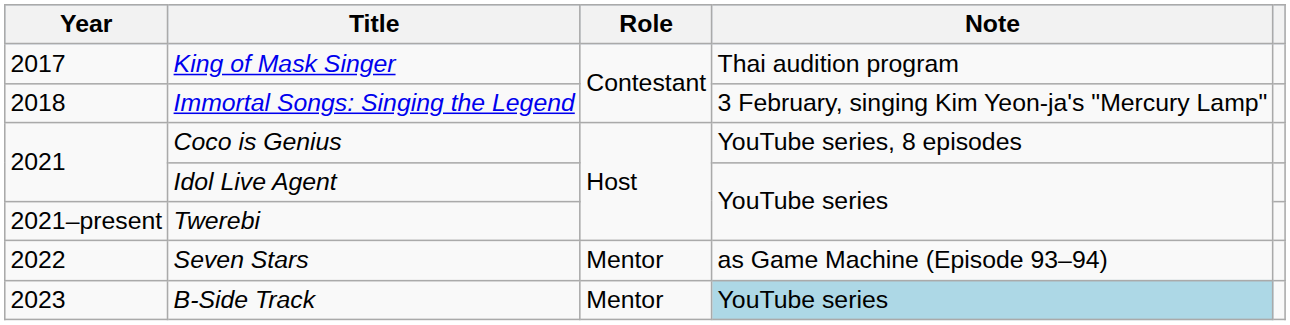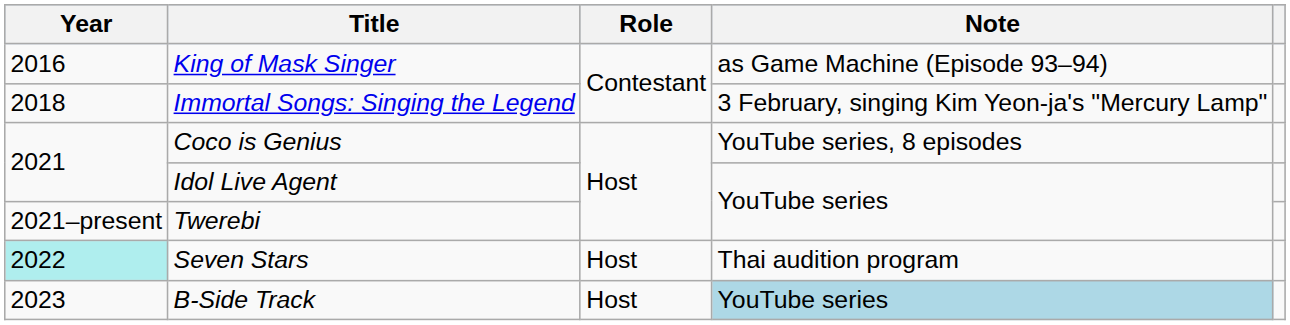(38, 63) 2017 -> (38, 63) 2016
(838, 63) Thai audition program -> (913, 63) as Game Machine (Episode 93–94)
(38, 260) no background -> (38, 260) paleturquoise background
(625, 260) Mentor -> (612, 260) Host
(913, 260) as Game Machine (Episode 93–94) -> (838, 260) Thai audition program
(625, 299) Mentor -> (612, 299) Host
